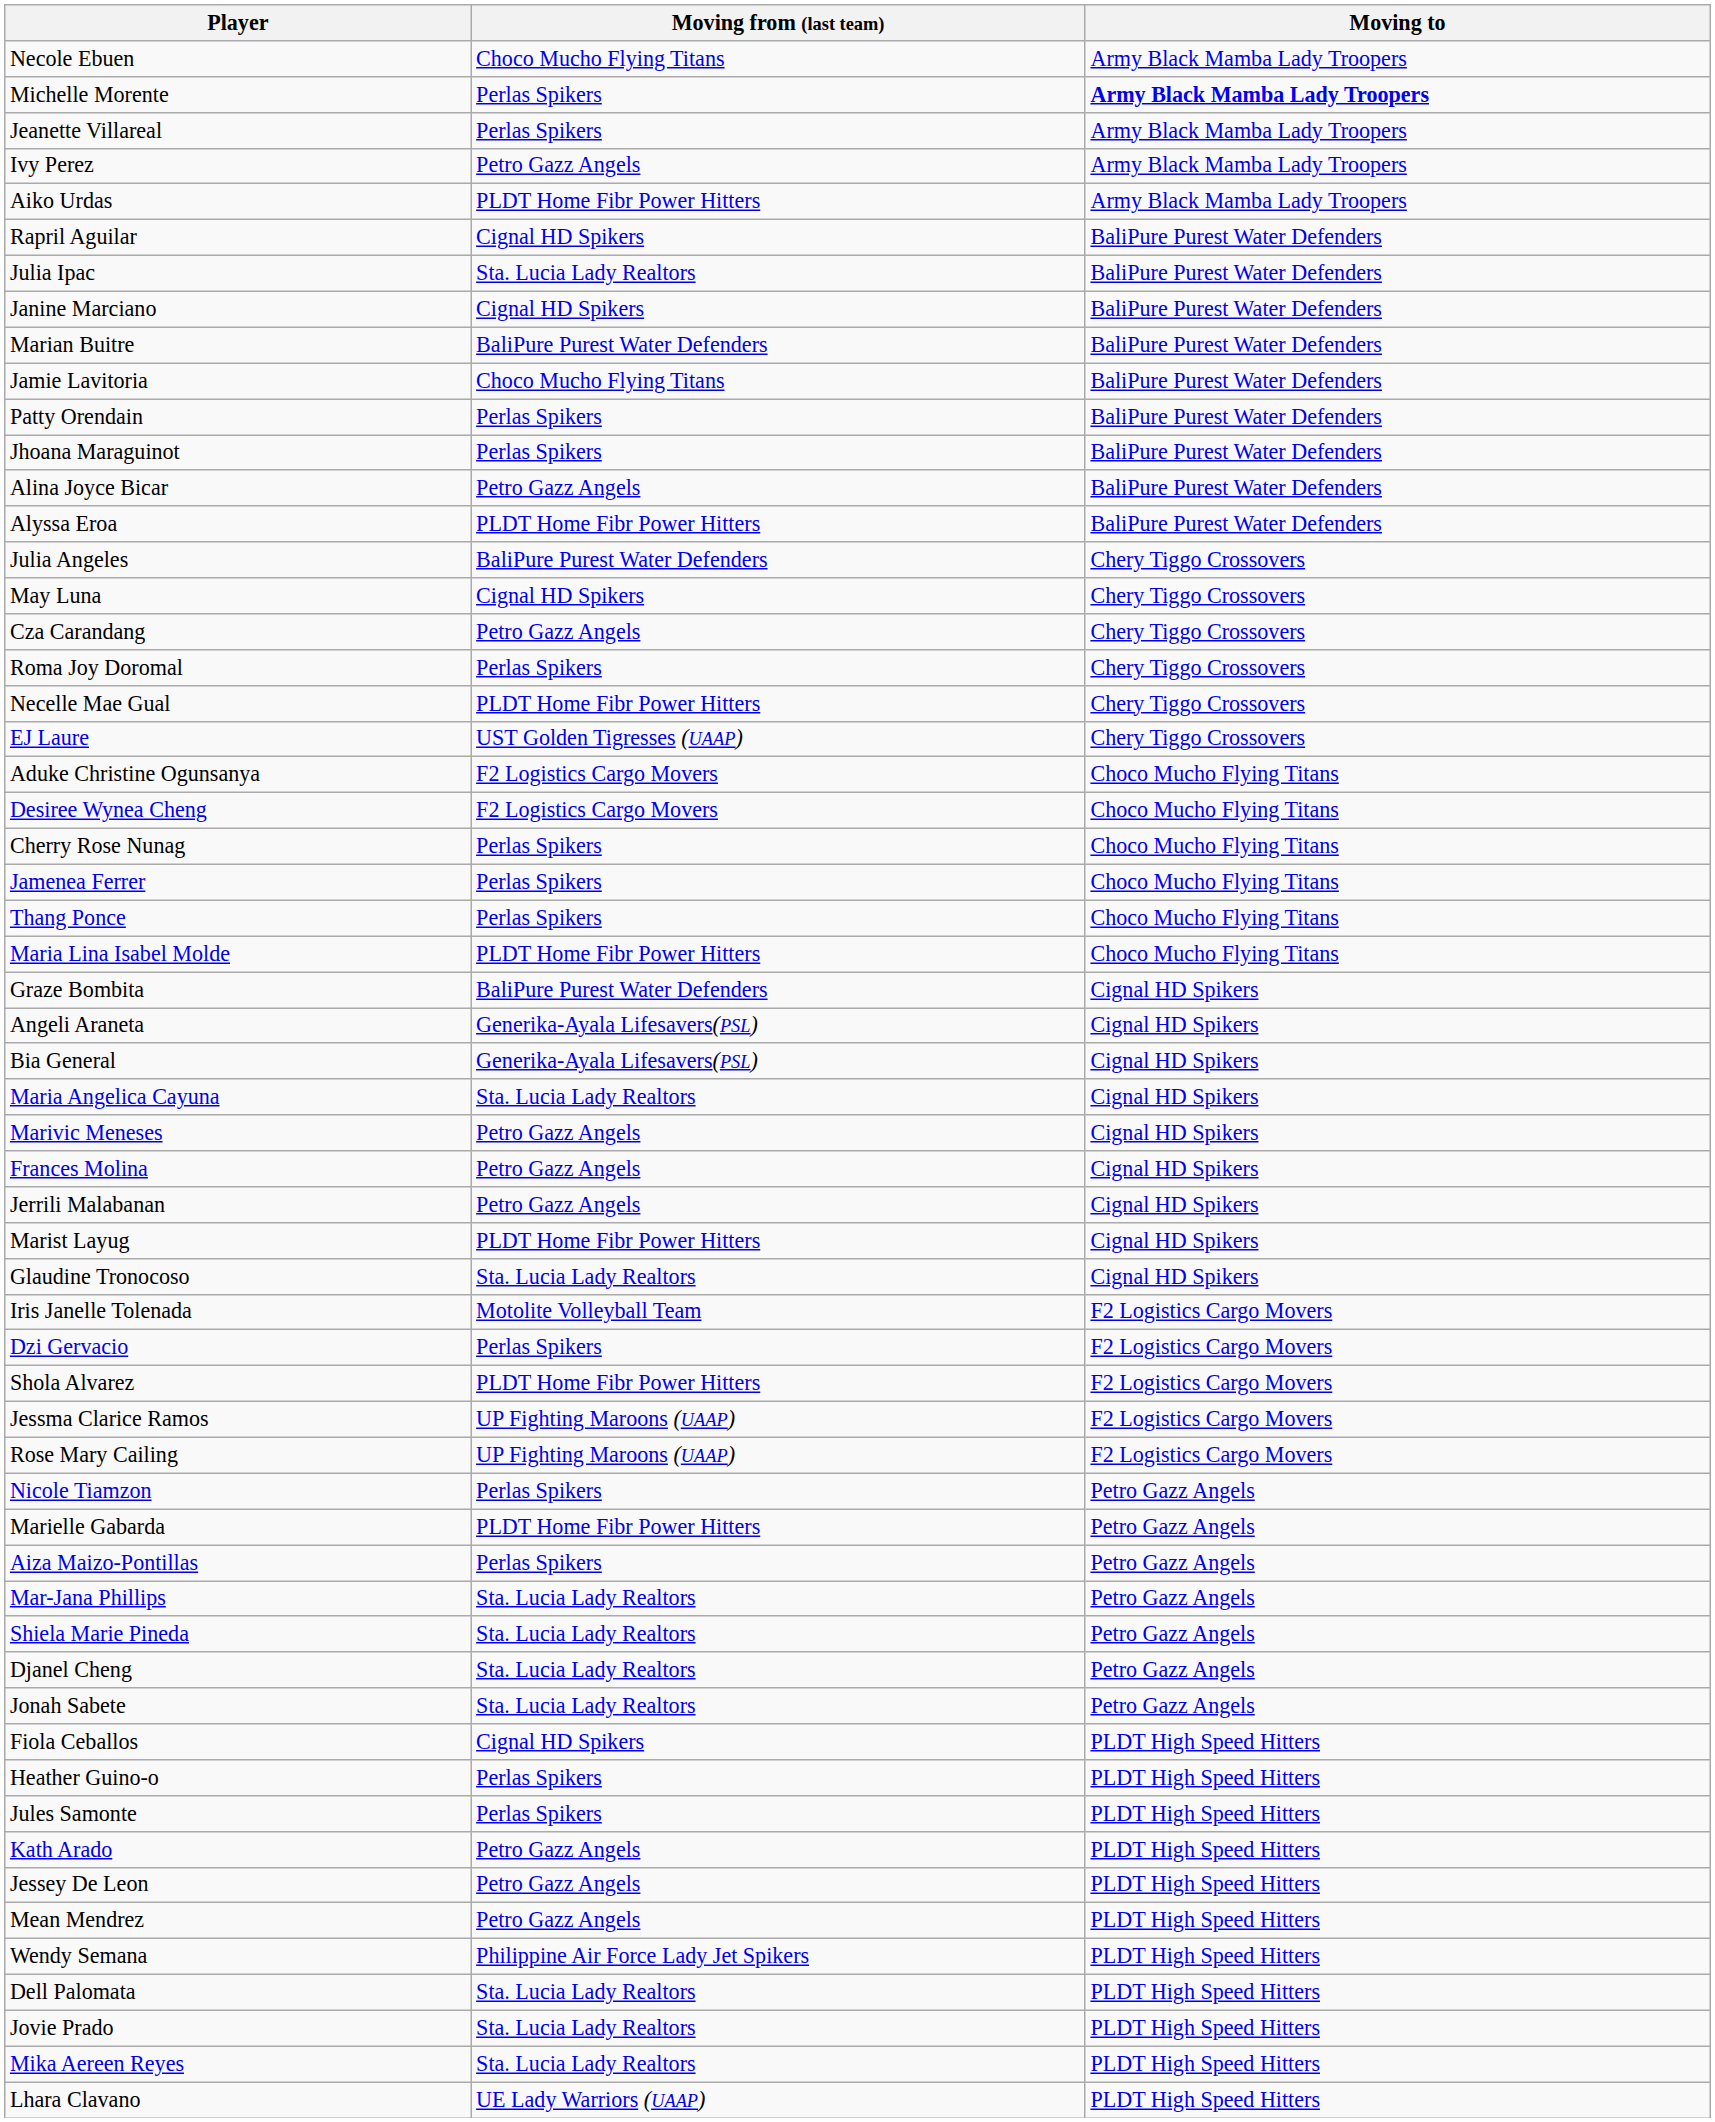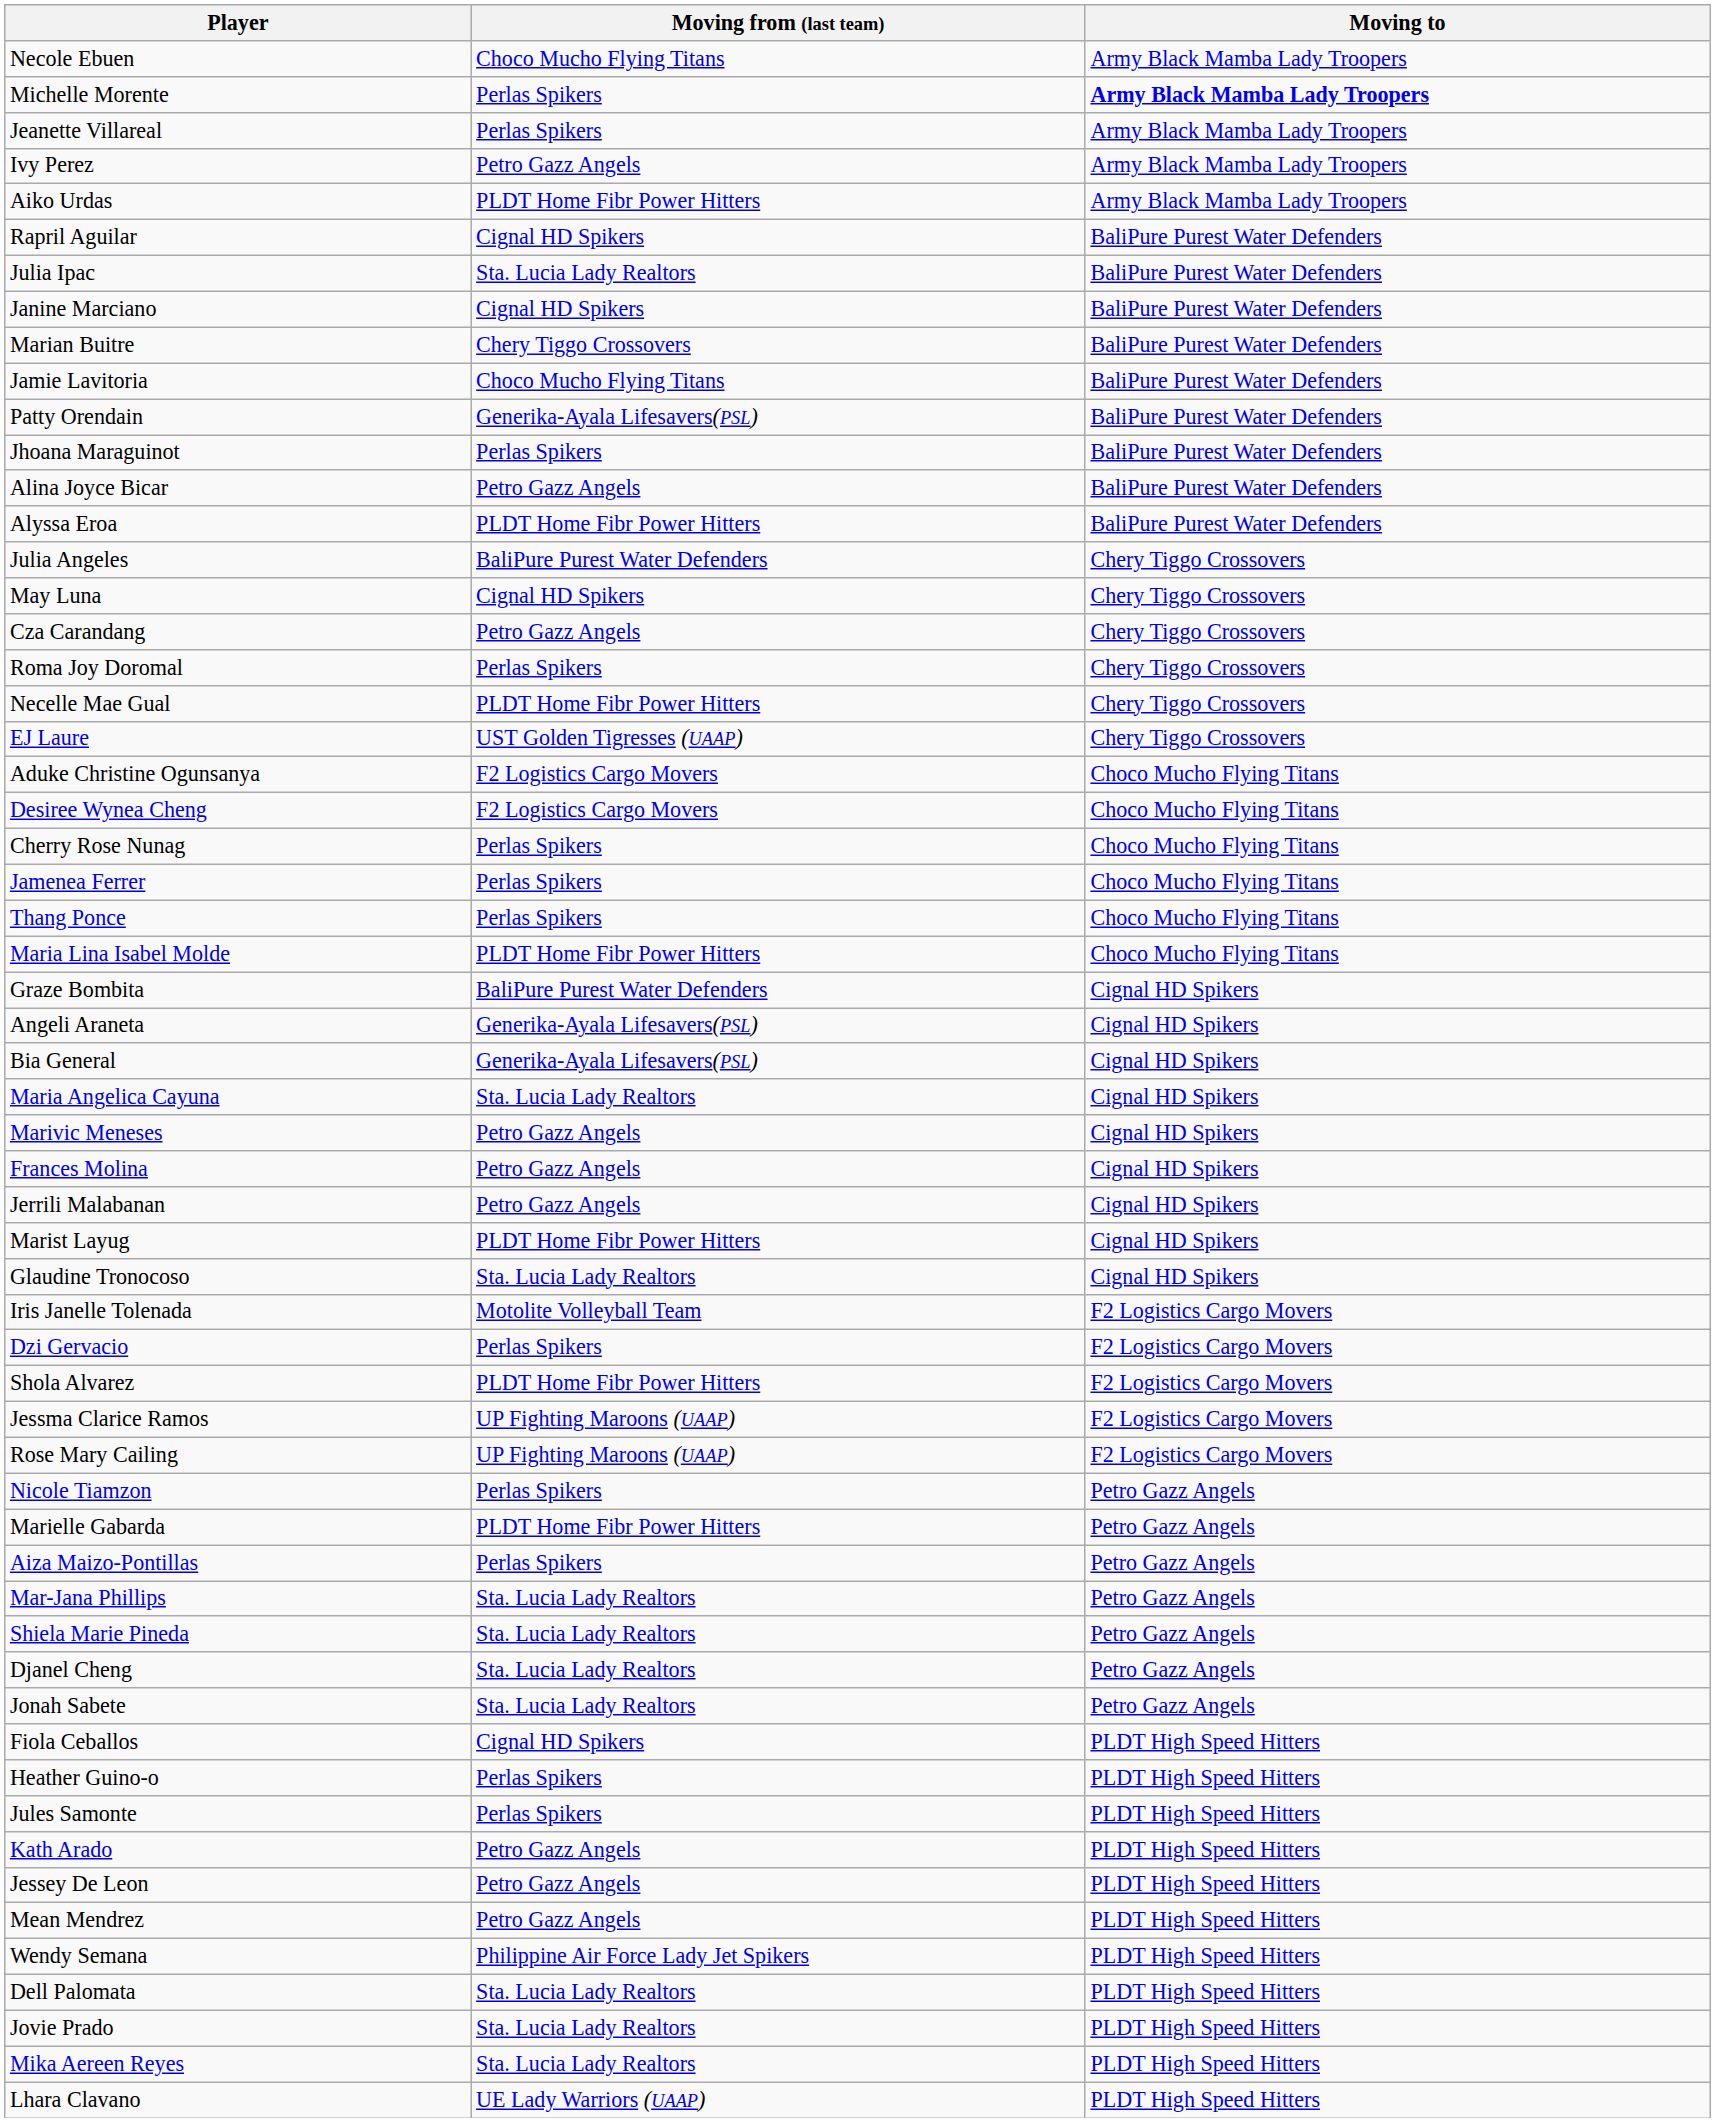(622, 344) BaliPure Purest Water Defenders -> (583, 344) Chery Tiggo Crossovers
(539, 416) Perlas Spikers -> (617, 416) Generika-Ayala Lifesavers(PSL)
